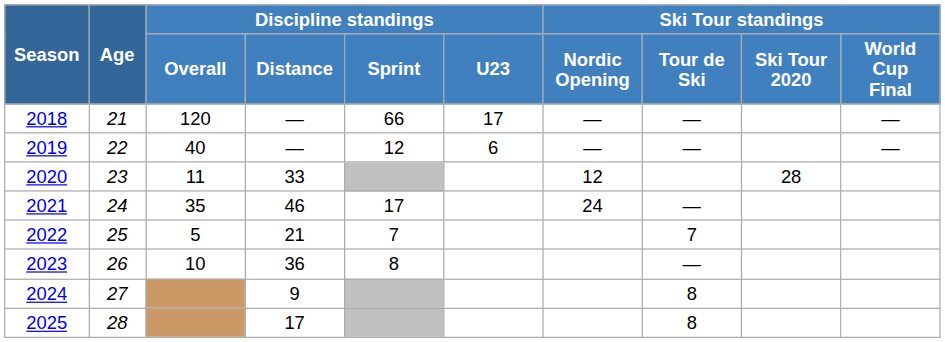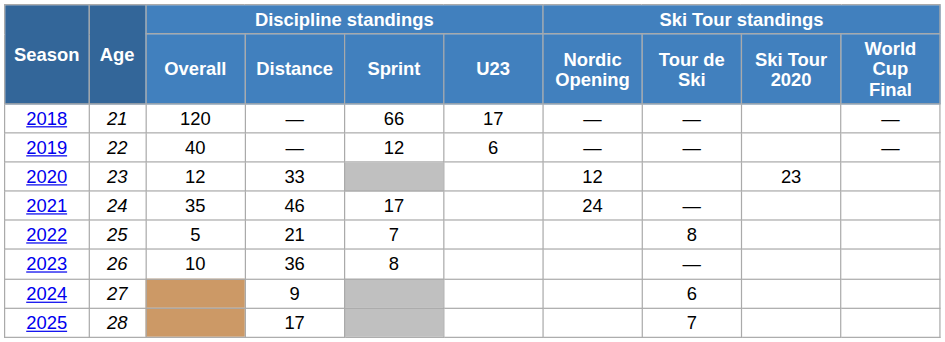(195, 177) 11 -> (195, 177) 12
(791, 177) 28 -> (791, 177) 23
(692, 235) 7 -> (692, 235) 8
(692, 293) 8 -> (692, 293) 6
(692, 323) 8 -> (692, 323) 7
